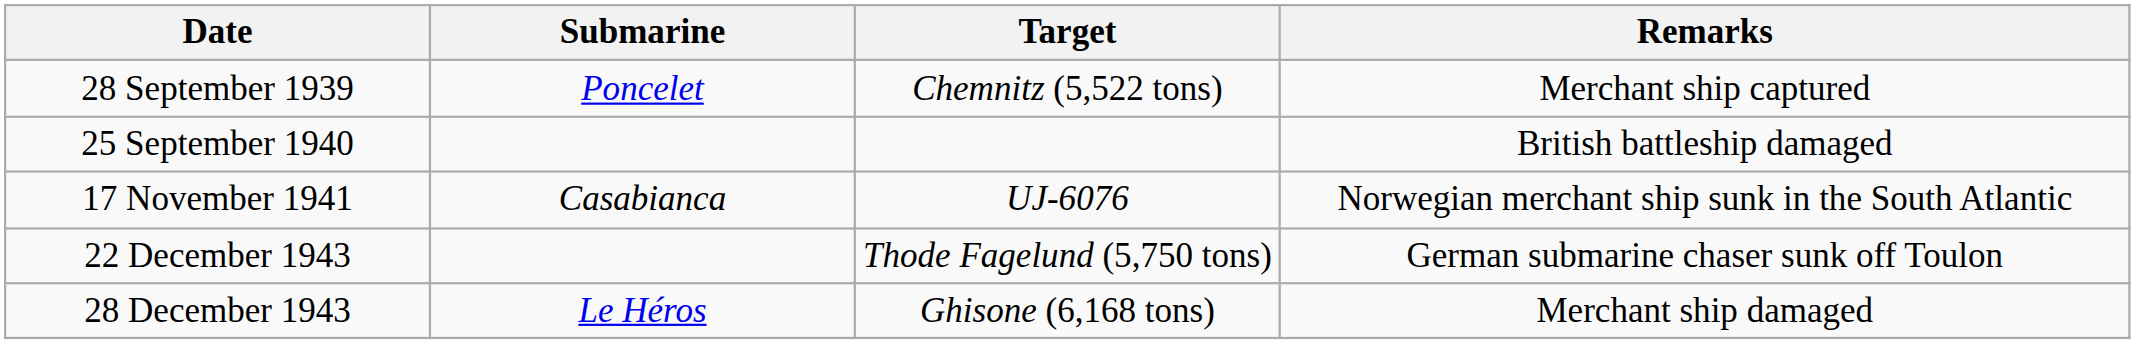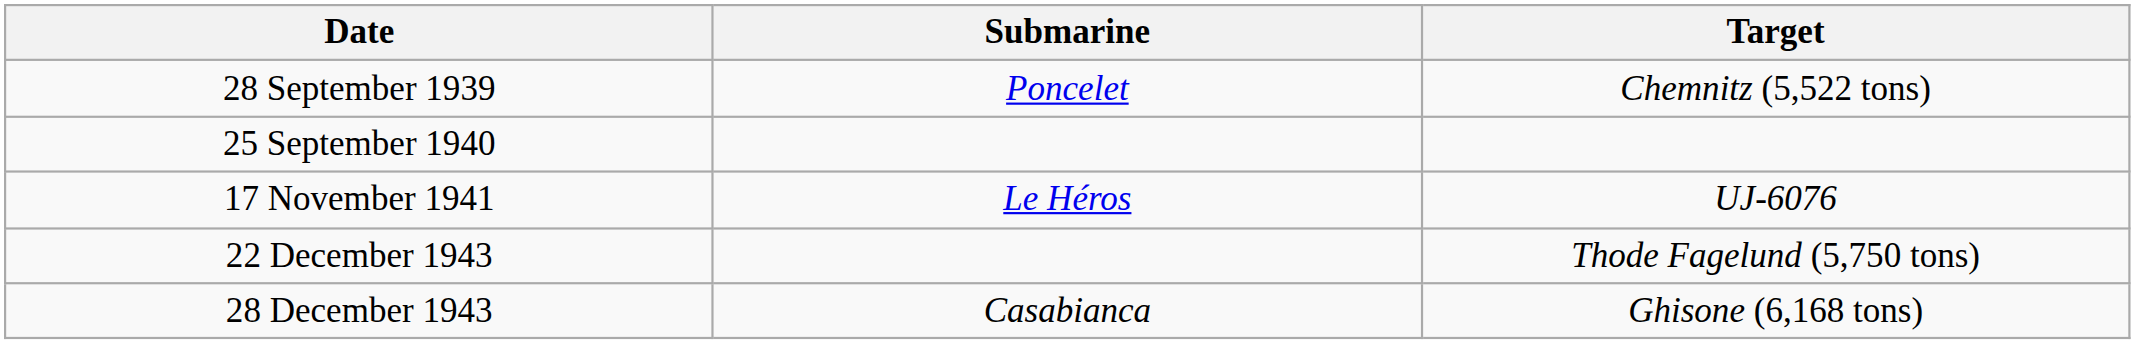- column: (1705, 32)
(642, 198) Casabianca -> (1067, 198) Le Héros
(642, 310) Le Héros -> (1067, 310) Casabianca
